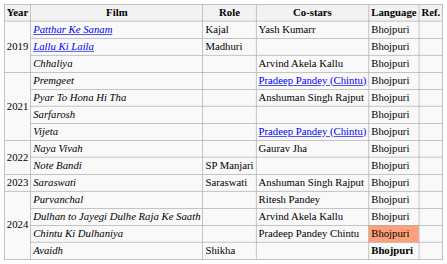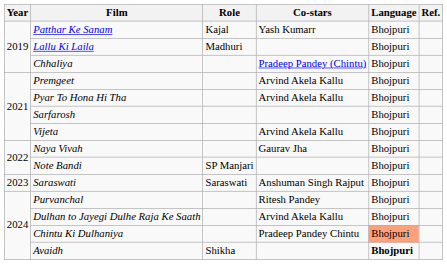(301, 64) Arvind Akela Kallu -> (312, 64) Pradeep Pandey (Chintu)
(312, 81) Pradeep Pandey (Chintu) -> (301, 81) Arvind Akela Kallu
(311, 98) Anshuman Singh Rajput -> (301, 98) Arvind Akela Kallu
(312, 132) Pradeep Pandey (Chintu) -> (301, 132) Arvind Akela Kallu
